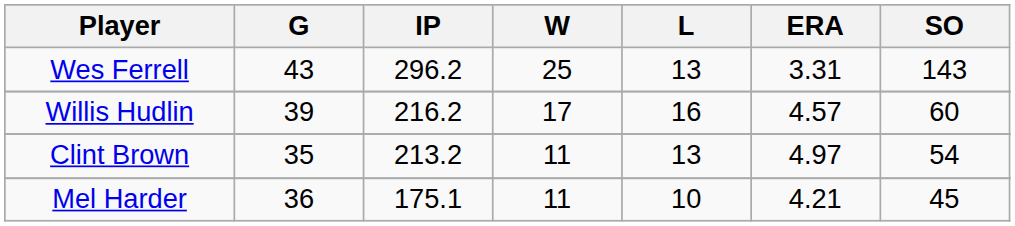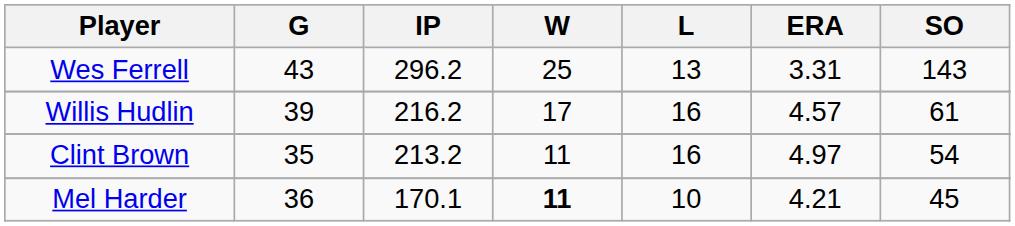(944, 112) 60 -> (944, 112) 61
(686, 155) 13 -> (686, 155) 16
(428, 198) 175.1 -> (428, 198) 170.1
(557, 198) normal -> (557, 198) bold
